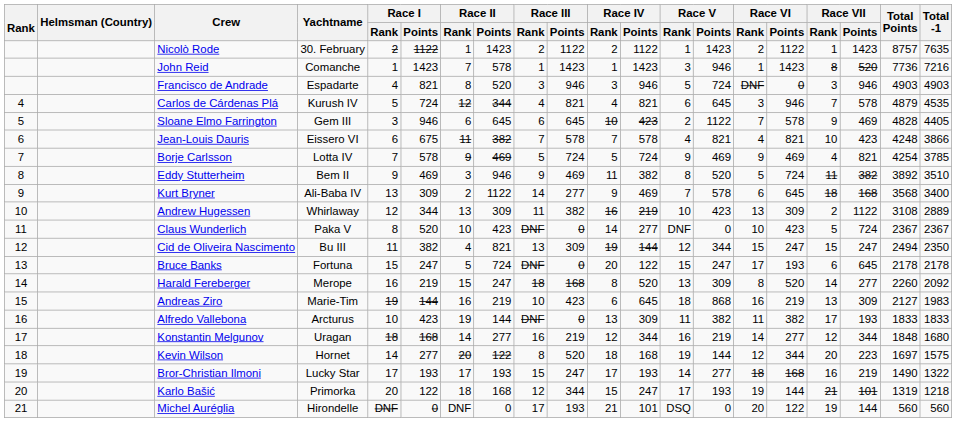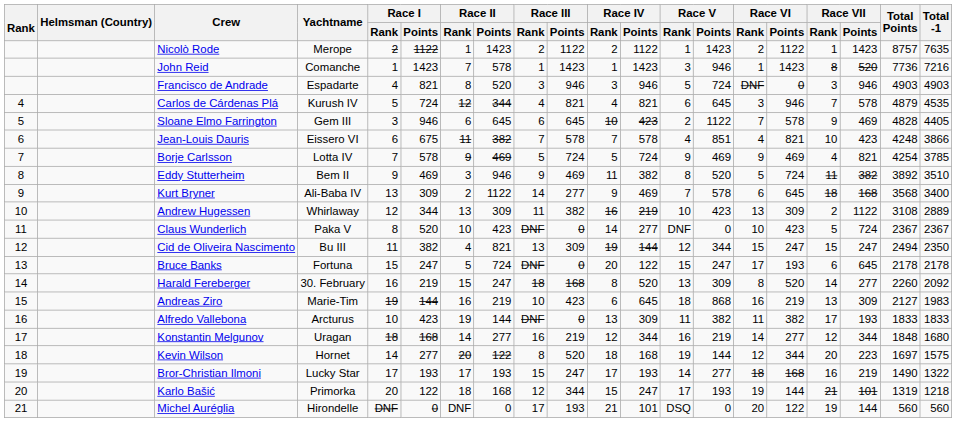(333, 50) 30. February -> (333, 50) Merope
(722, 140) 821 -> (722, 140) 851
(333, 283) Merope -> (333, 283) 30. February
